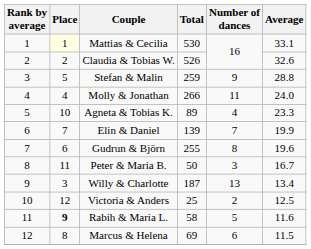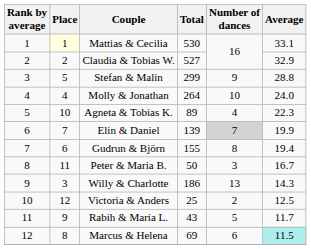(192, 60) 526 -> (192, 60) 527
(284, 60) 32.6 -> (284, 60) 32.9
(192, 78) 259 -> (192, 78) 299
(192, 95) 266 -> (192, 95) 264
(234, 95) 11 -> (234, 95) 10
(284, 113) 23.3 -> (284, 113) 22.3
(234, 130) no background -> (234, 130) lightgrey background
(192, 148) 255 -> (192, 148) 155
(284, 148) 19.6 -> (284, 148) 19.4
(192, 183) 187 -> (192, 183) 186
(284, 183) 13.4 -> (284, 183) 14.3
(65, 218) bold -> (65, 218) normal
(192, 218) 58 -> (192, 218) 43
(284, 218) 11.6 -> (284, 218) 11.7
(284, 235) no background -> (284, 235) paleturquoise background
